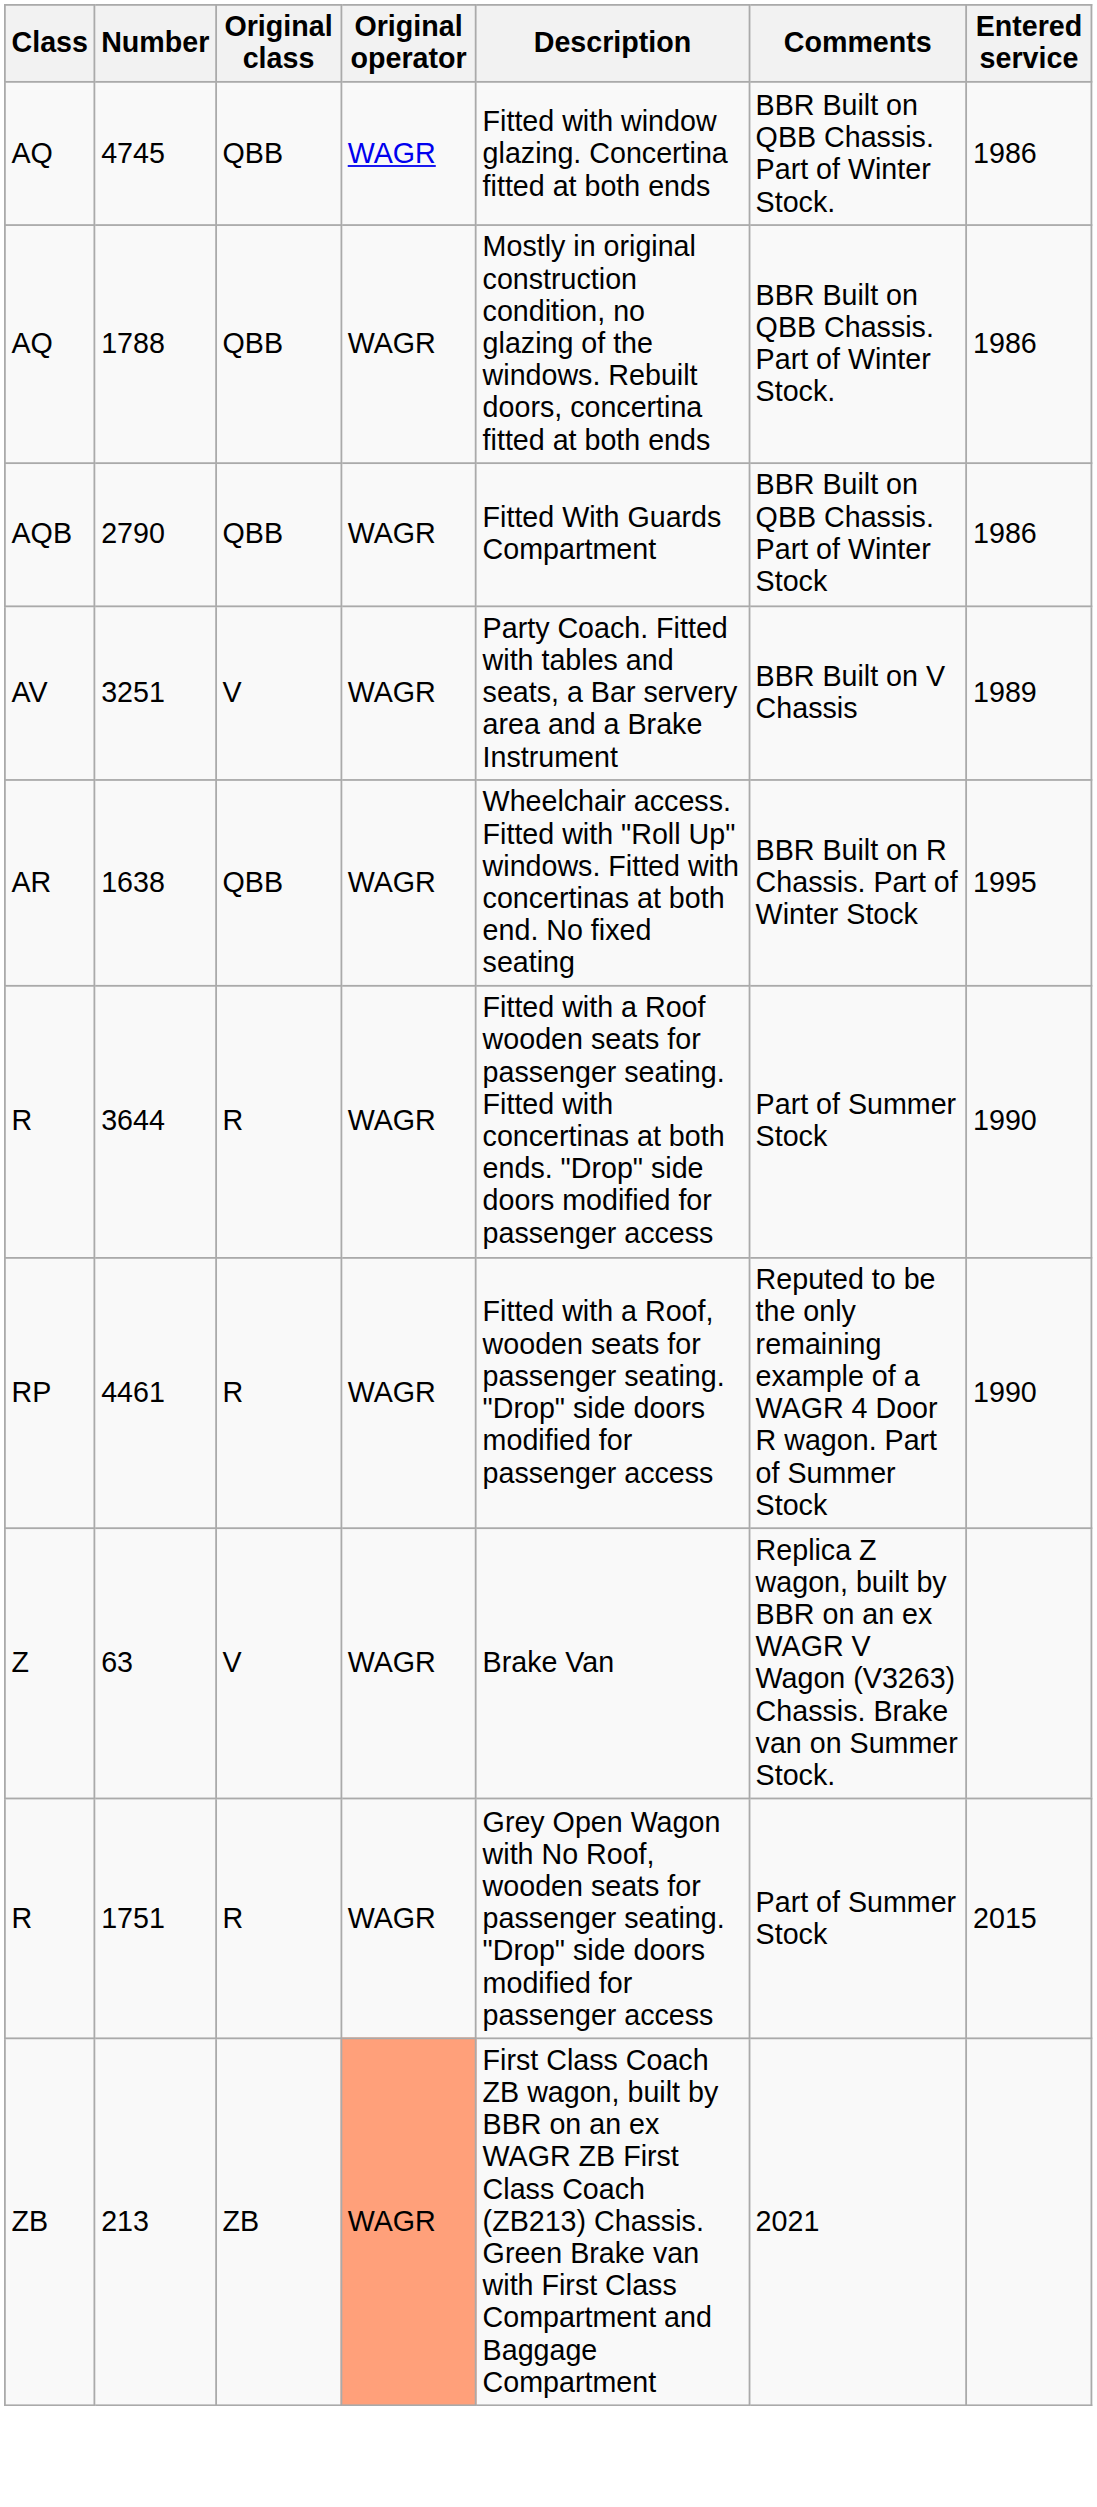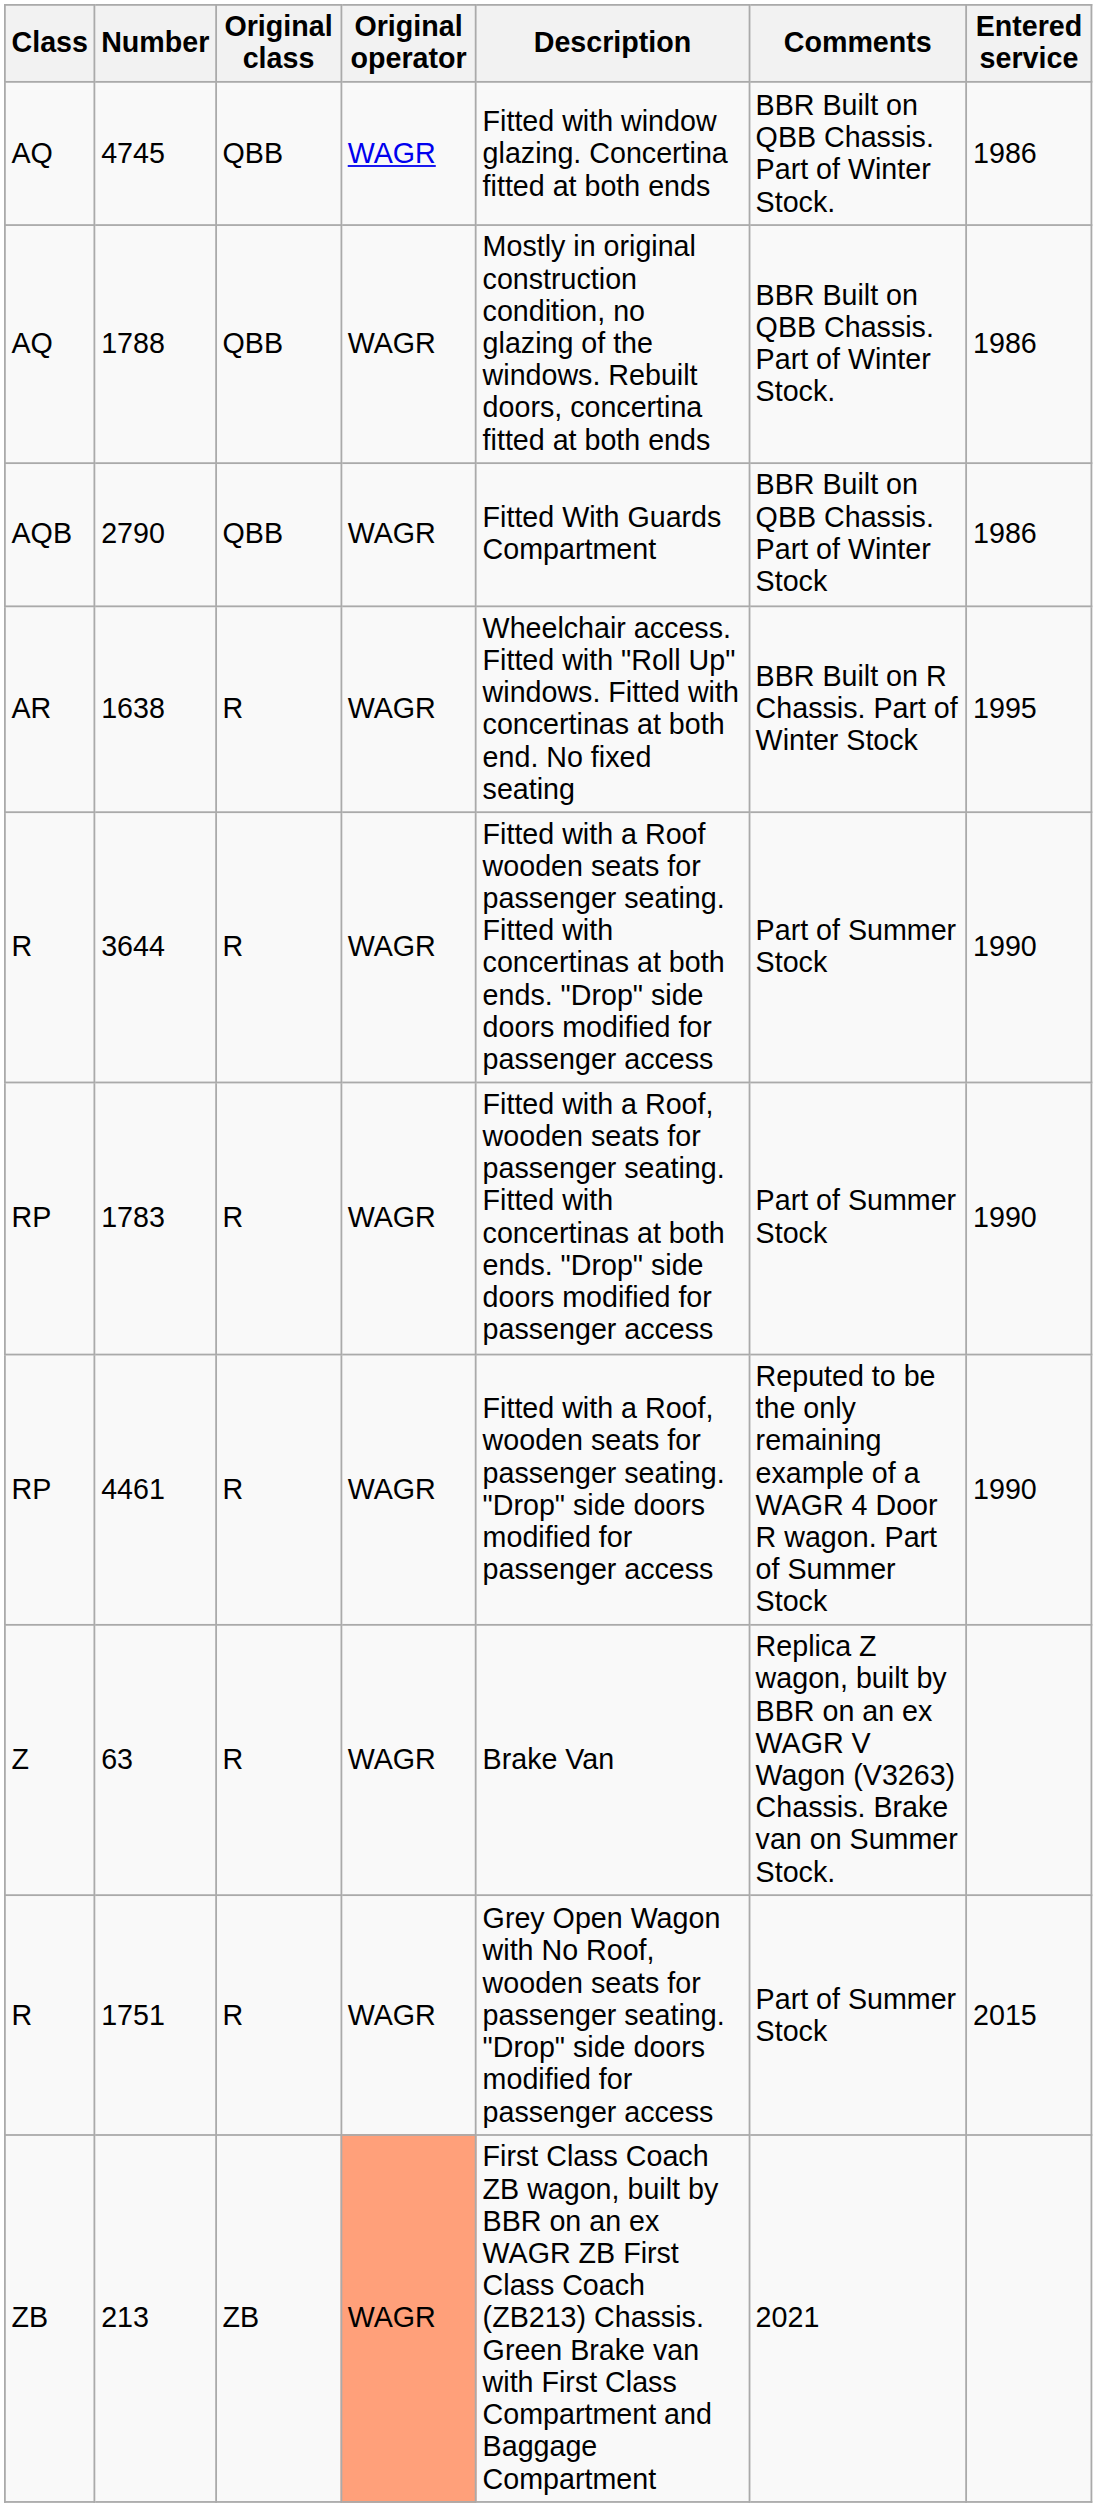- row: (133, 692)
(253, 882) QBB -> (233, 708) R
+ row: (133, 1218)
(232, 1663) V -> (233, 1759) R
